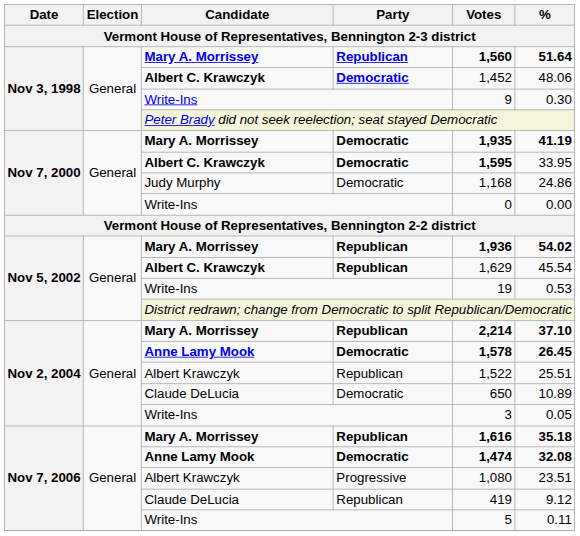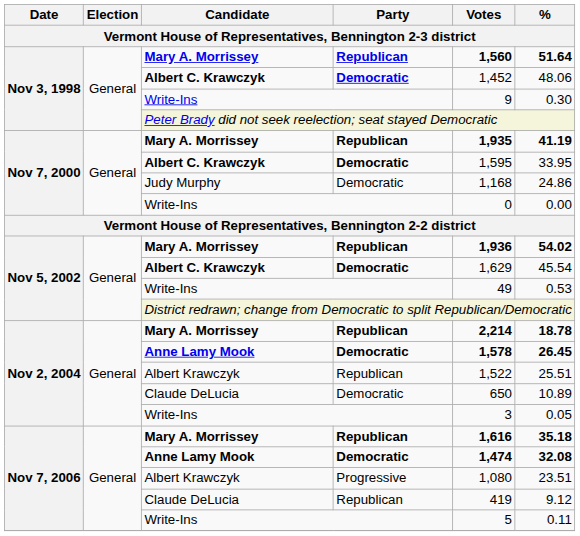(373, 141) Democratic -> (372, 141) Republican
(495, 162) bold -> (495, 162) normal
(372, 267) Republican -> (373, 267) Democratic
(505, 288) 19 -> (505, 288) 49
(555, 330) 37.10 -> (555, 330) 18.78
